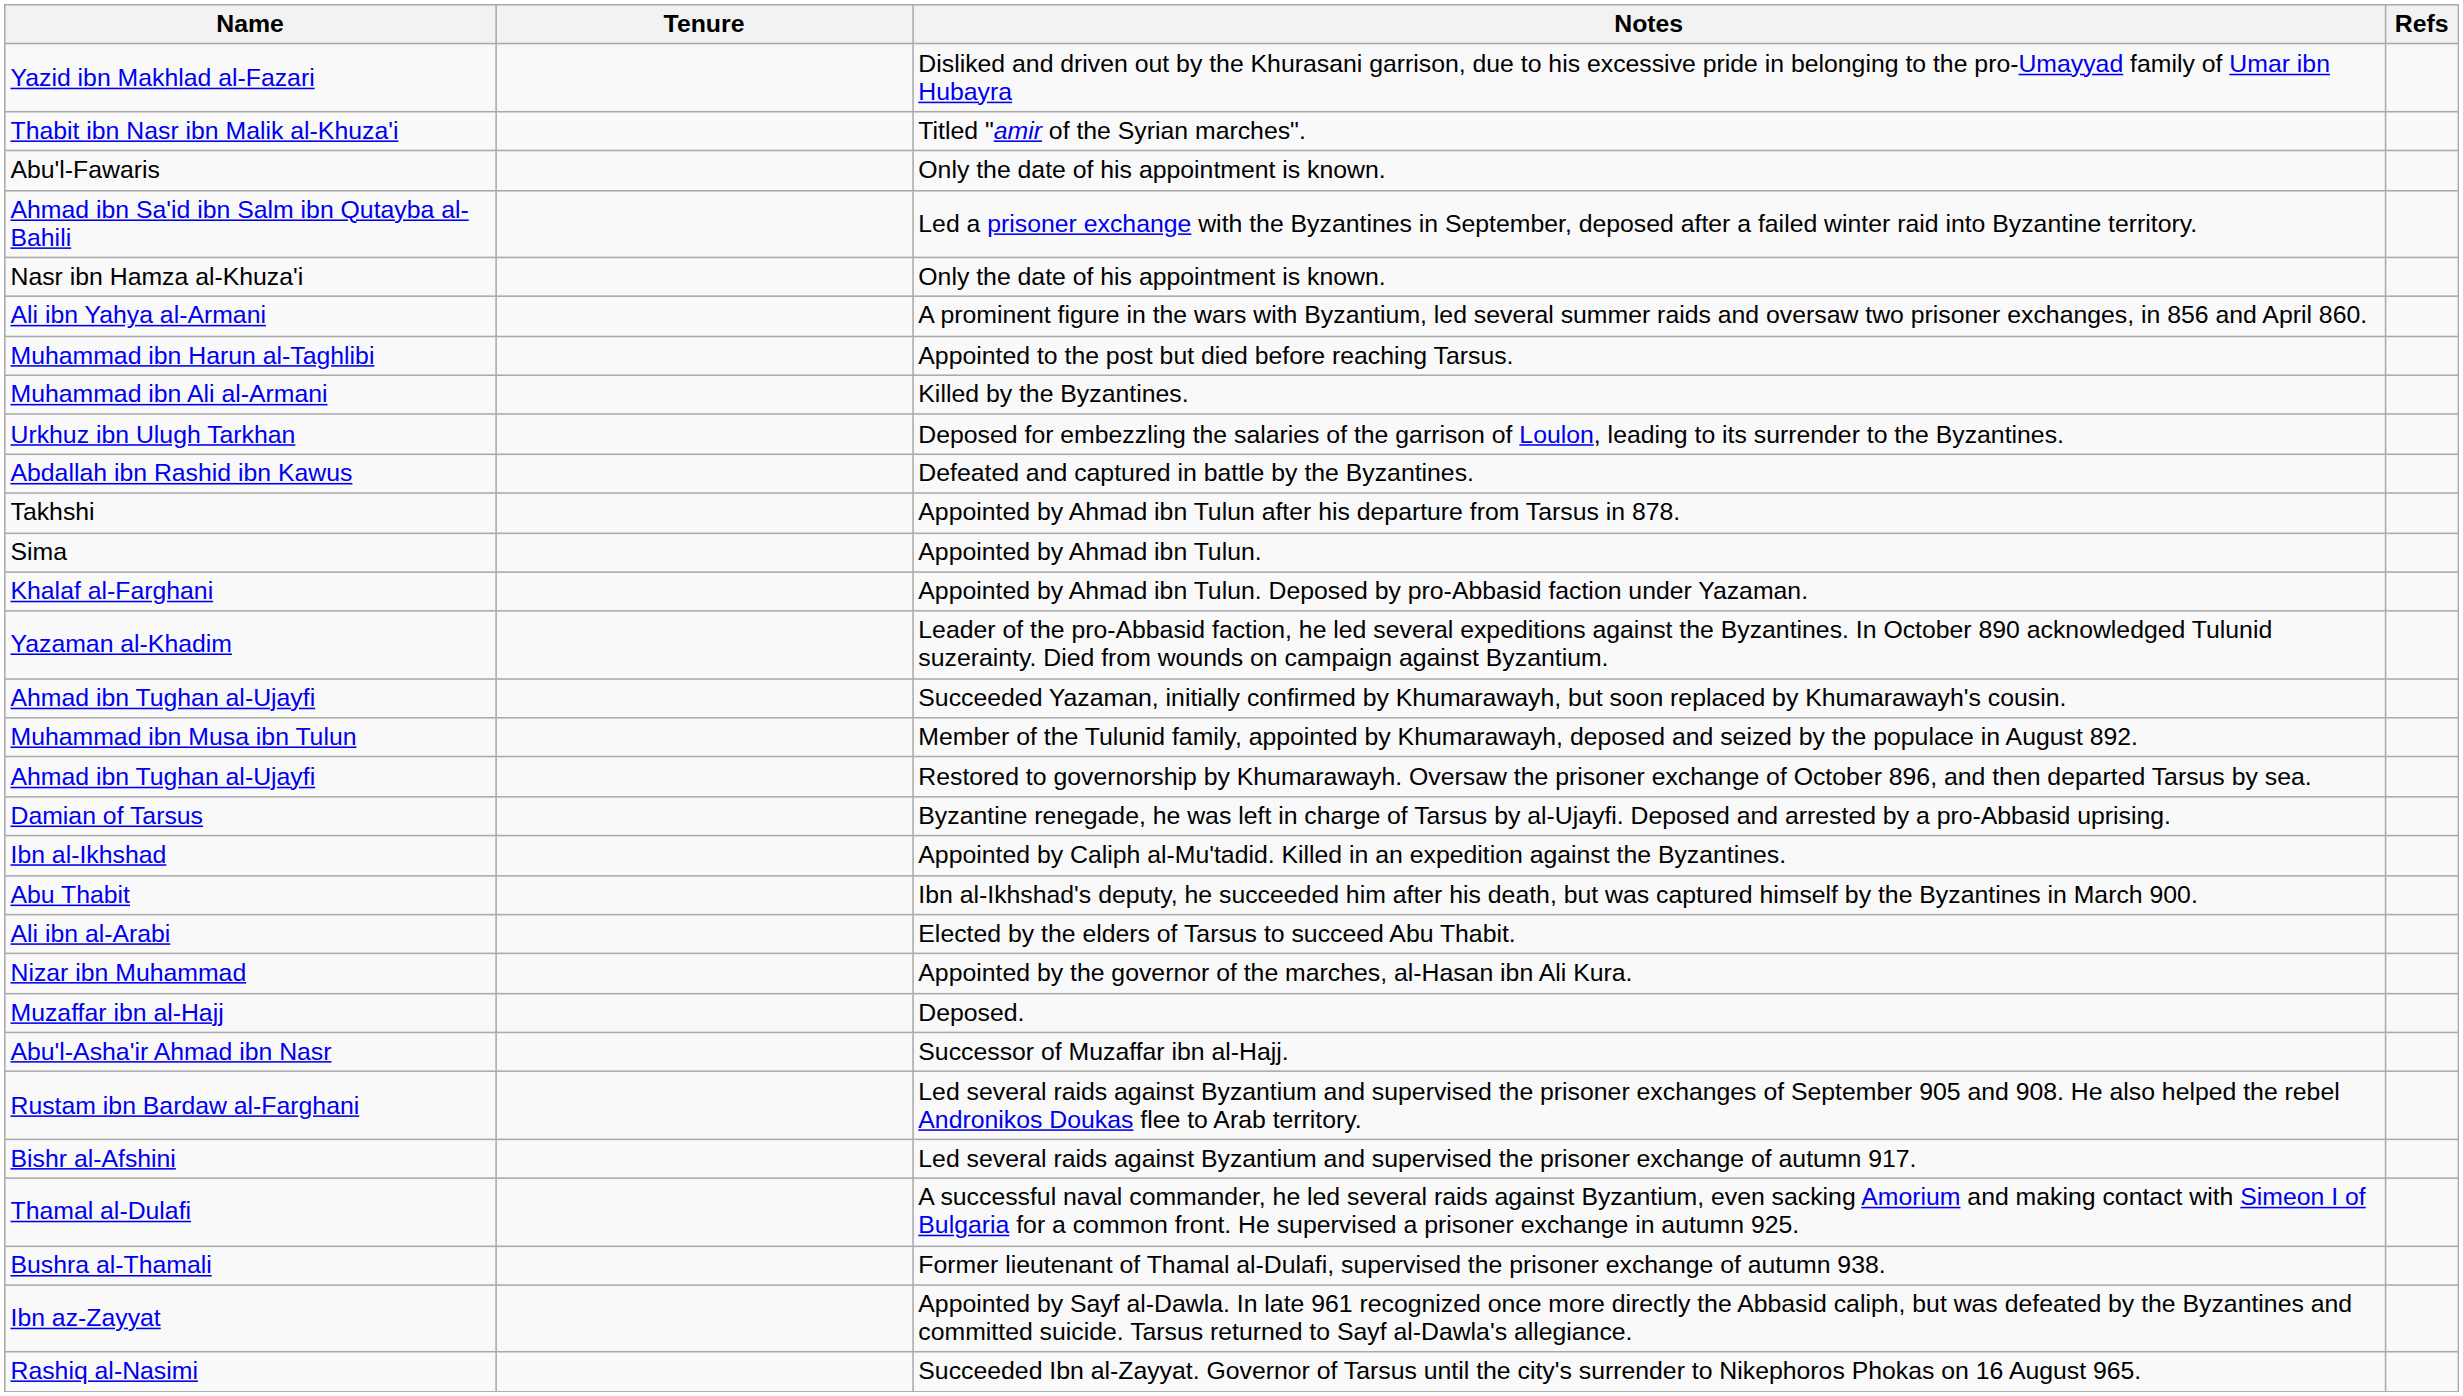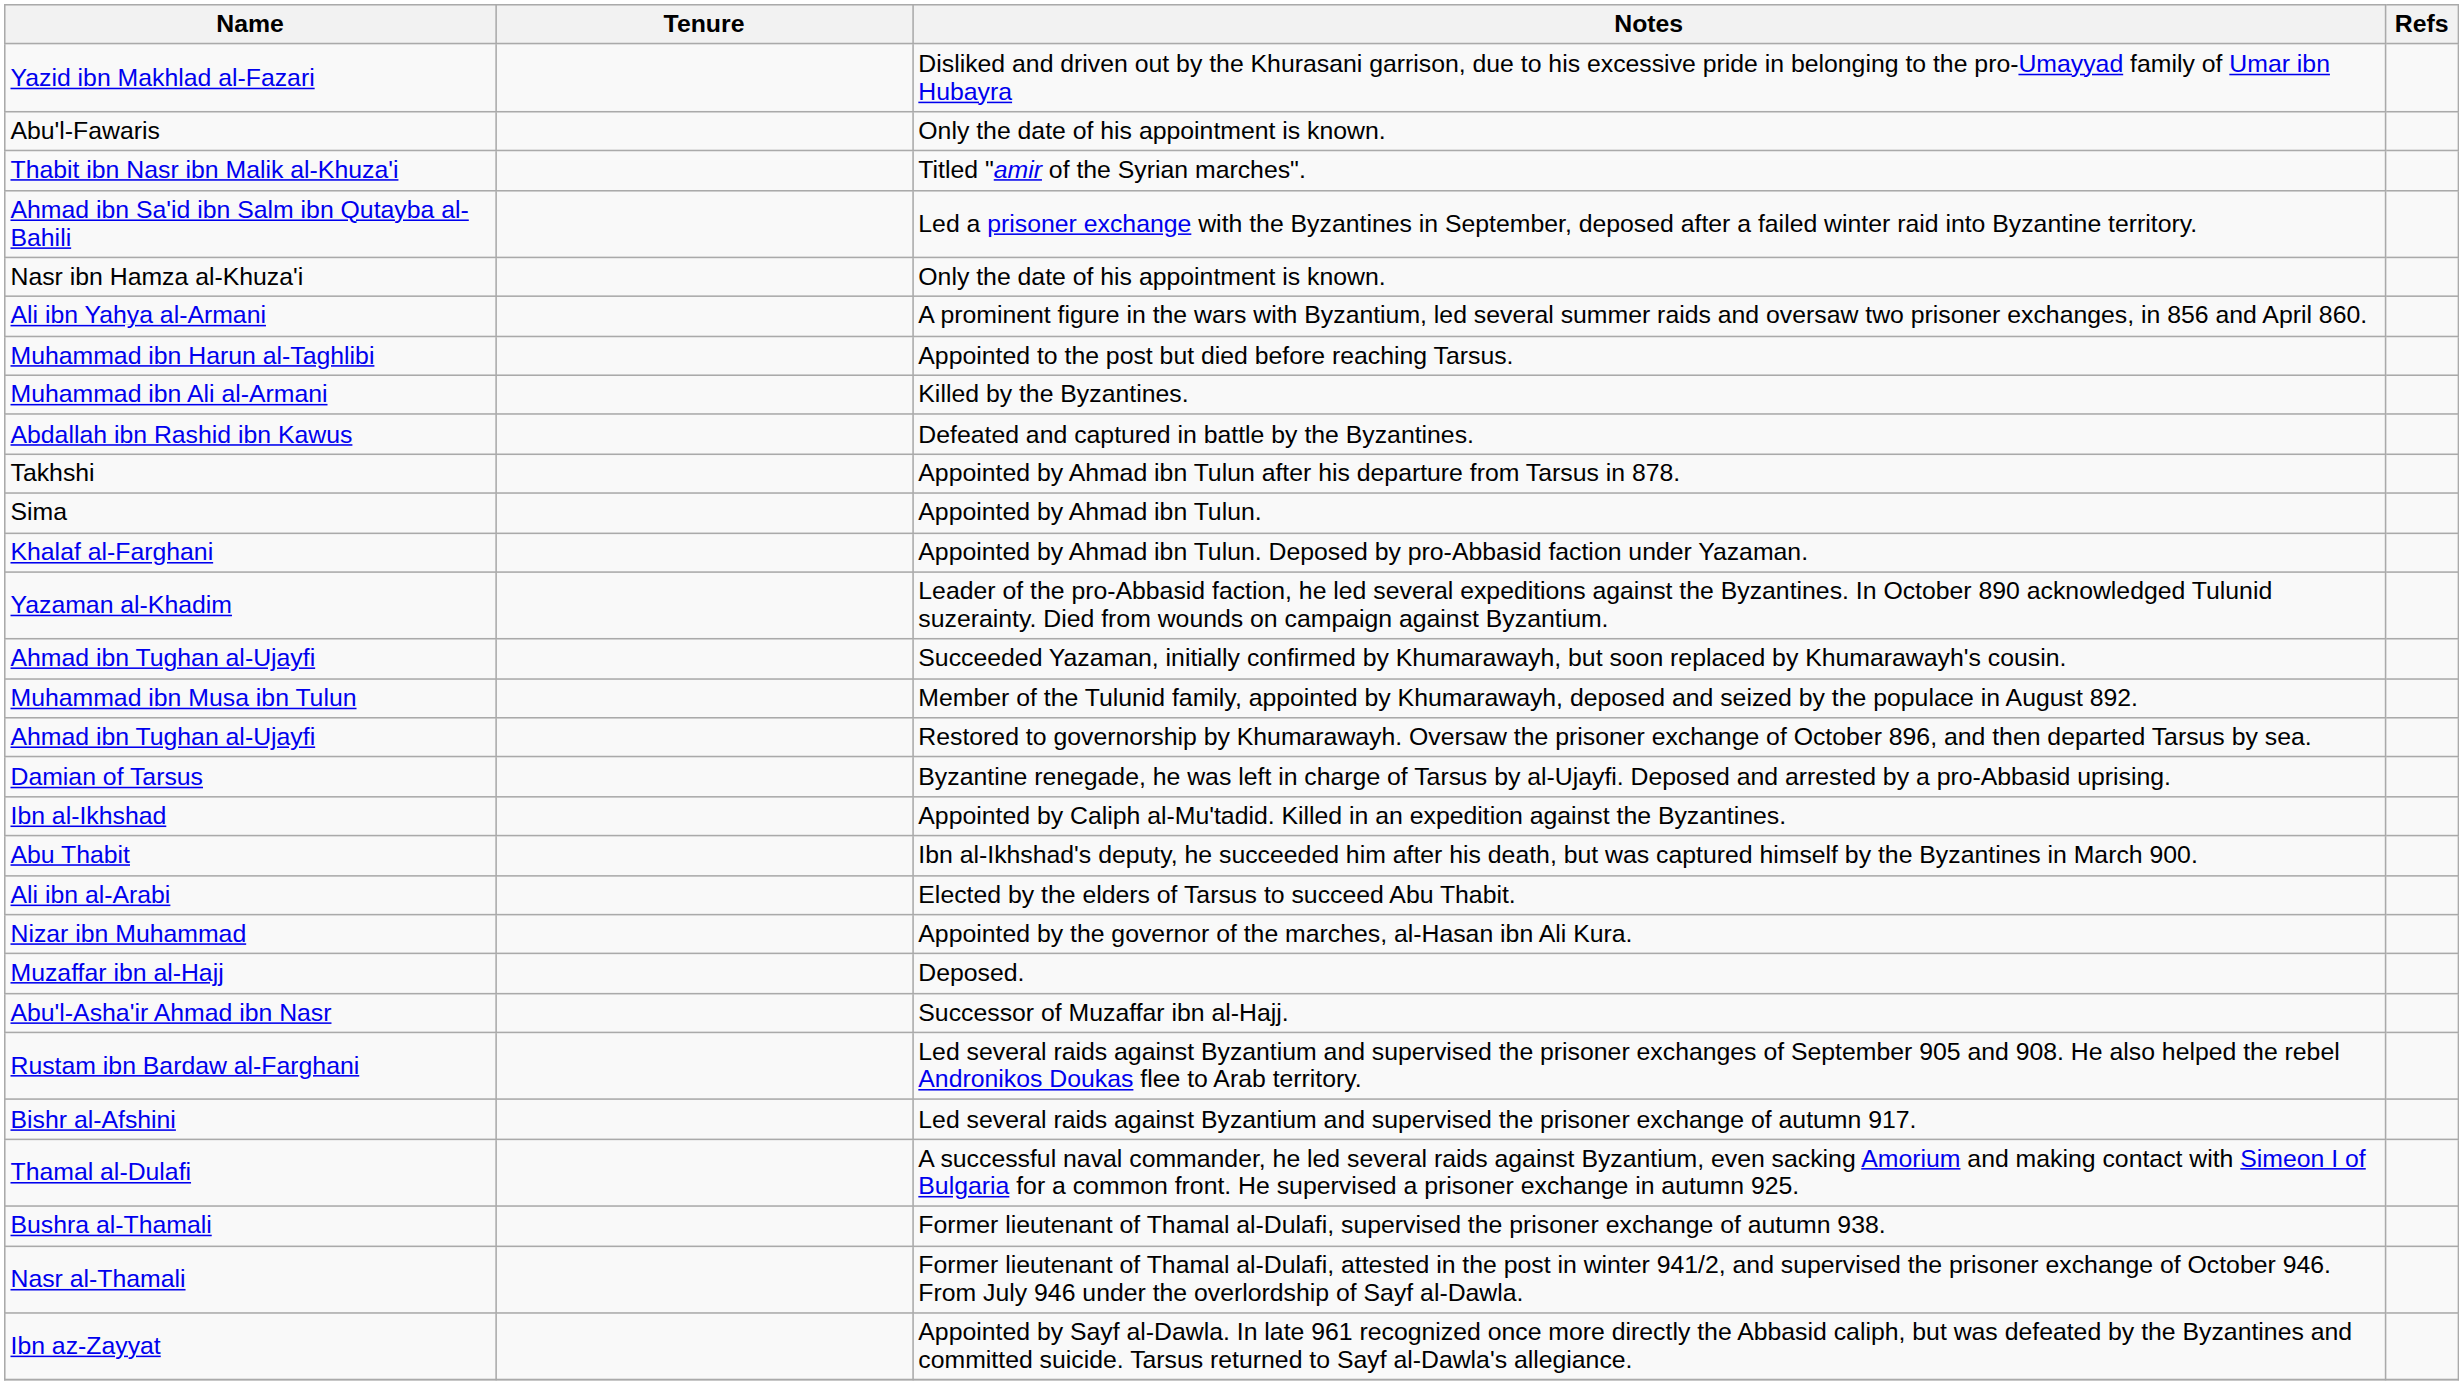rows swapped: (85, 170) <-> (204, 130)
- row: (153, 433)
+ row: (98, 1278)
- row: (104, 1371)
